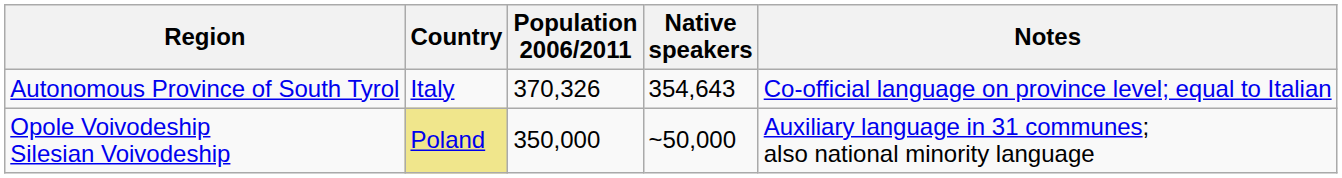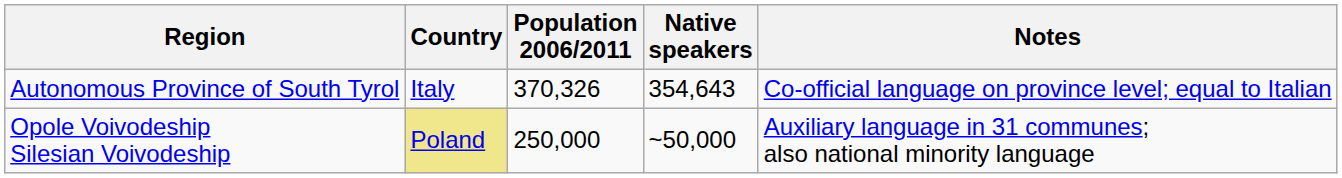(557, 140) 350,000 -> (557, 140) 250,000
